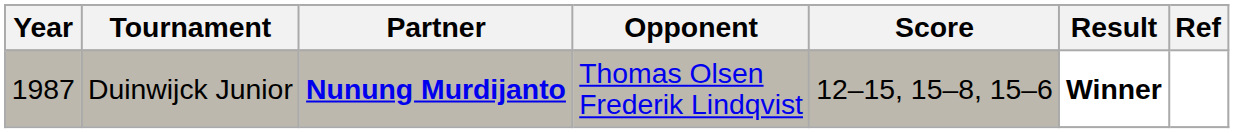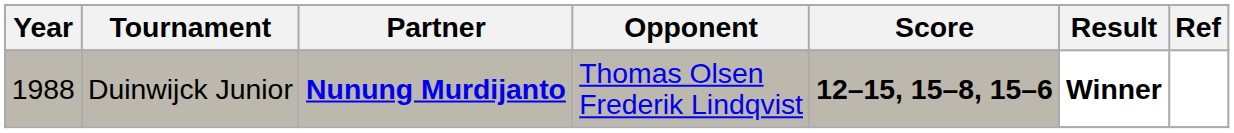(43, 88) 1987 -> (43, 88) 1988
(935, 88) normal -> (935, 88) bold
